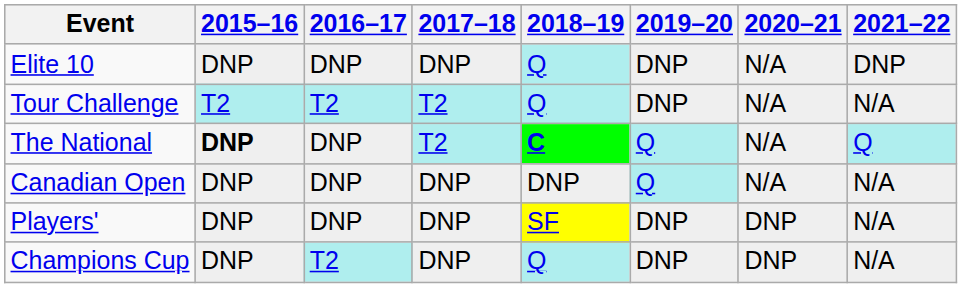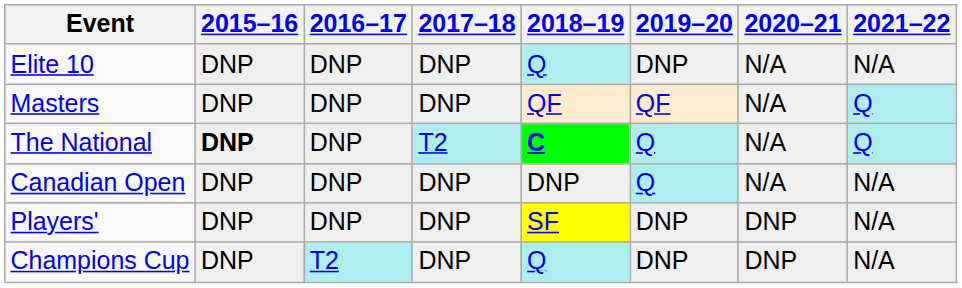(880, 63) DNP -> (874, 63) N/A
+ row: (55, 103)
- row: (94, 103)
